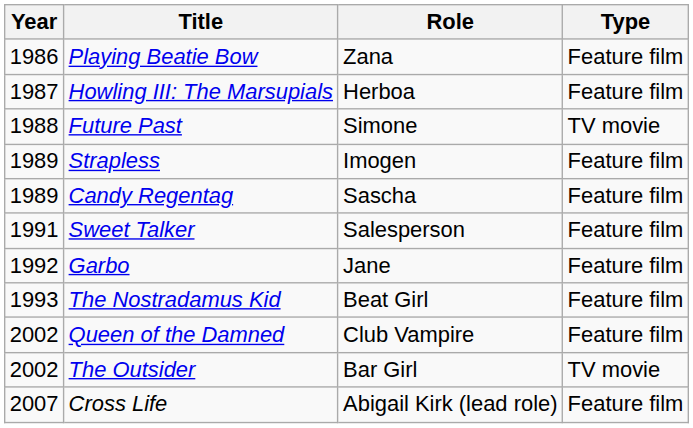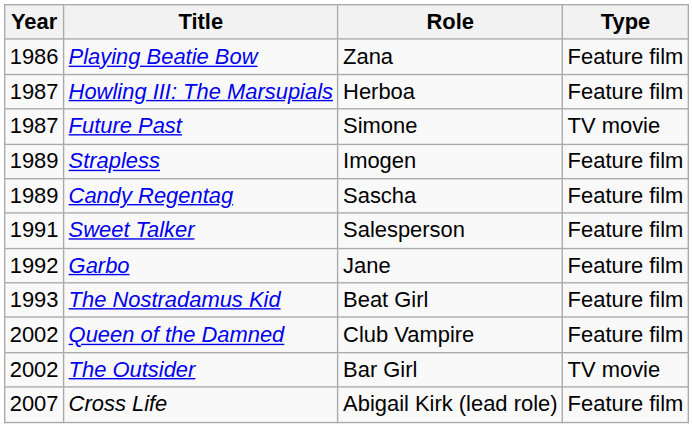(34, 126) 1988 -> (34, 126) 1987
